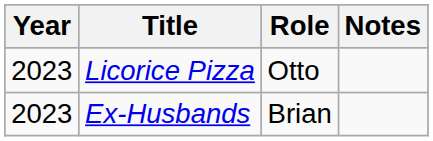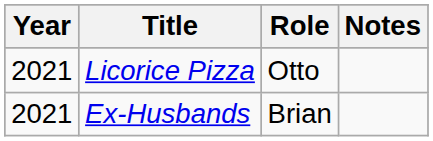(42, 69) 2023 -> (42, 69) 2021
(42, 113) 2023 -> (42, 113) 2021
